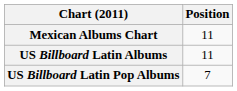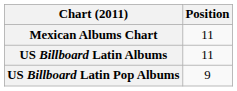(207, 75) 7 -> (207, 75) 9
